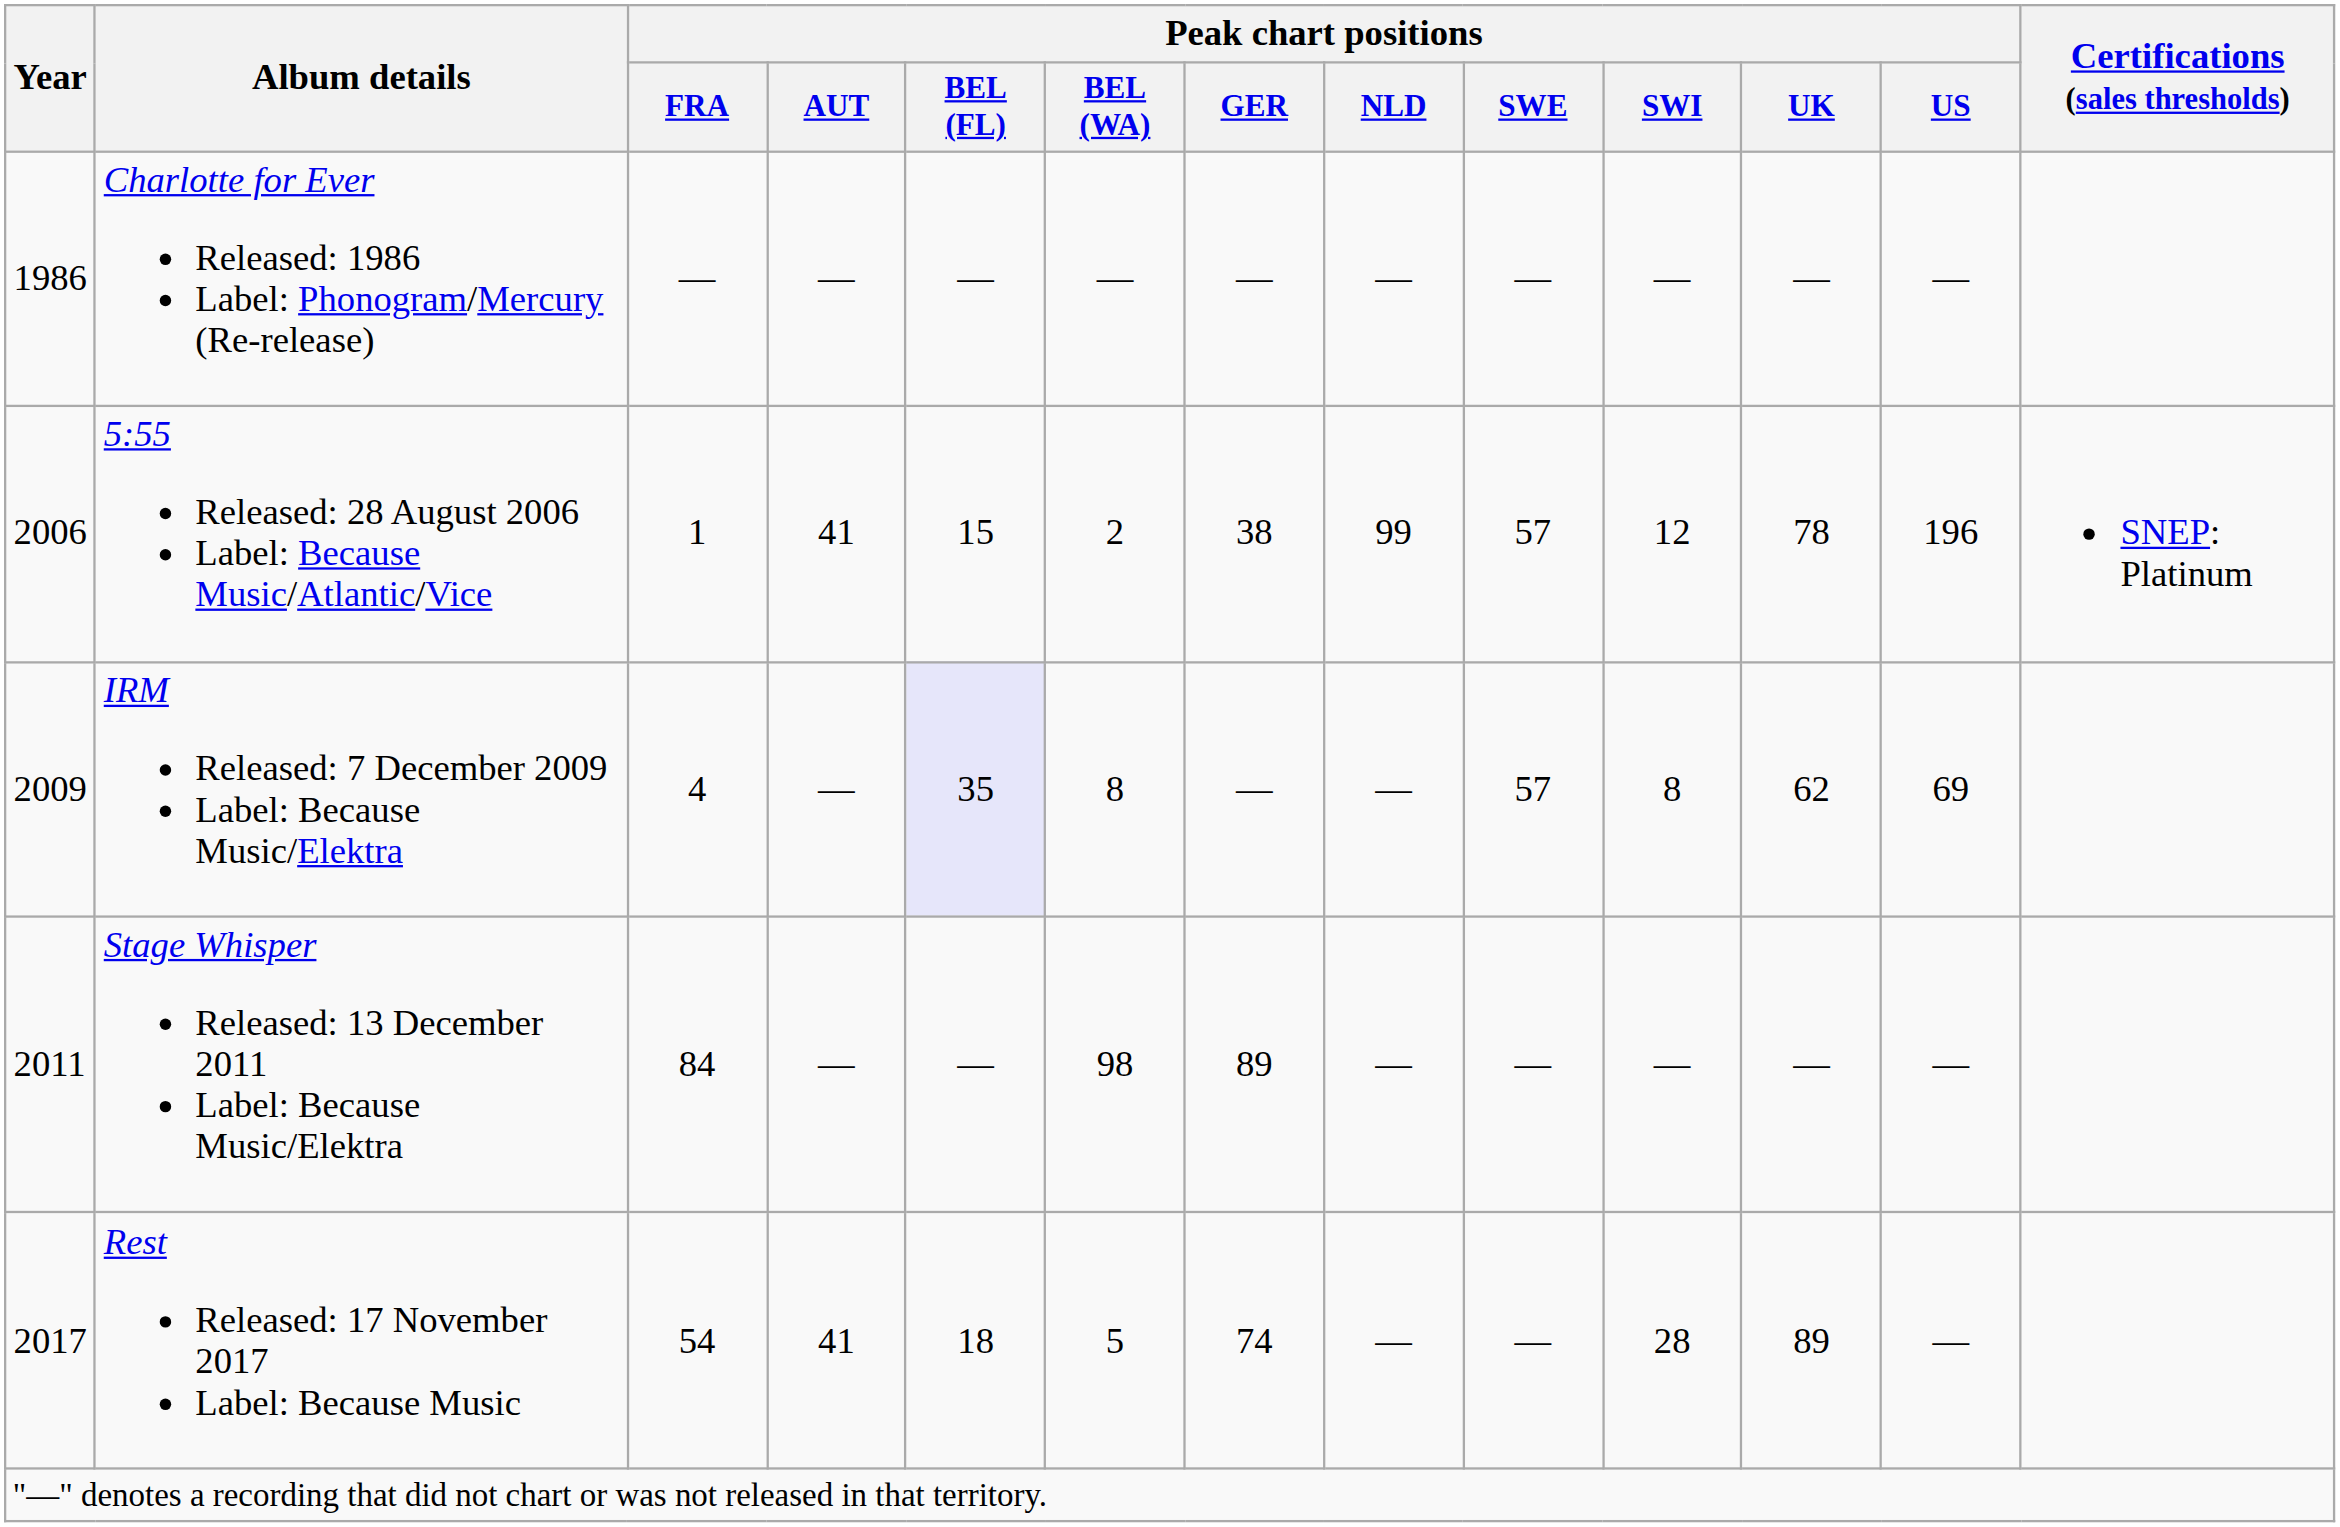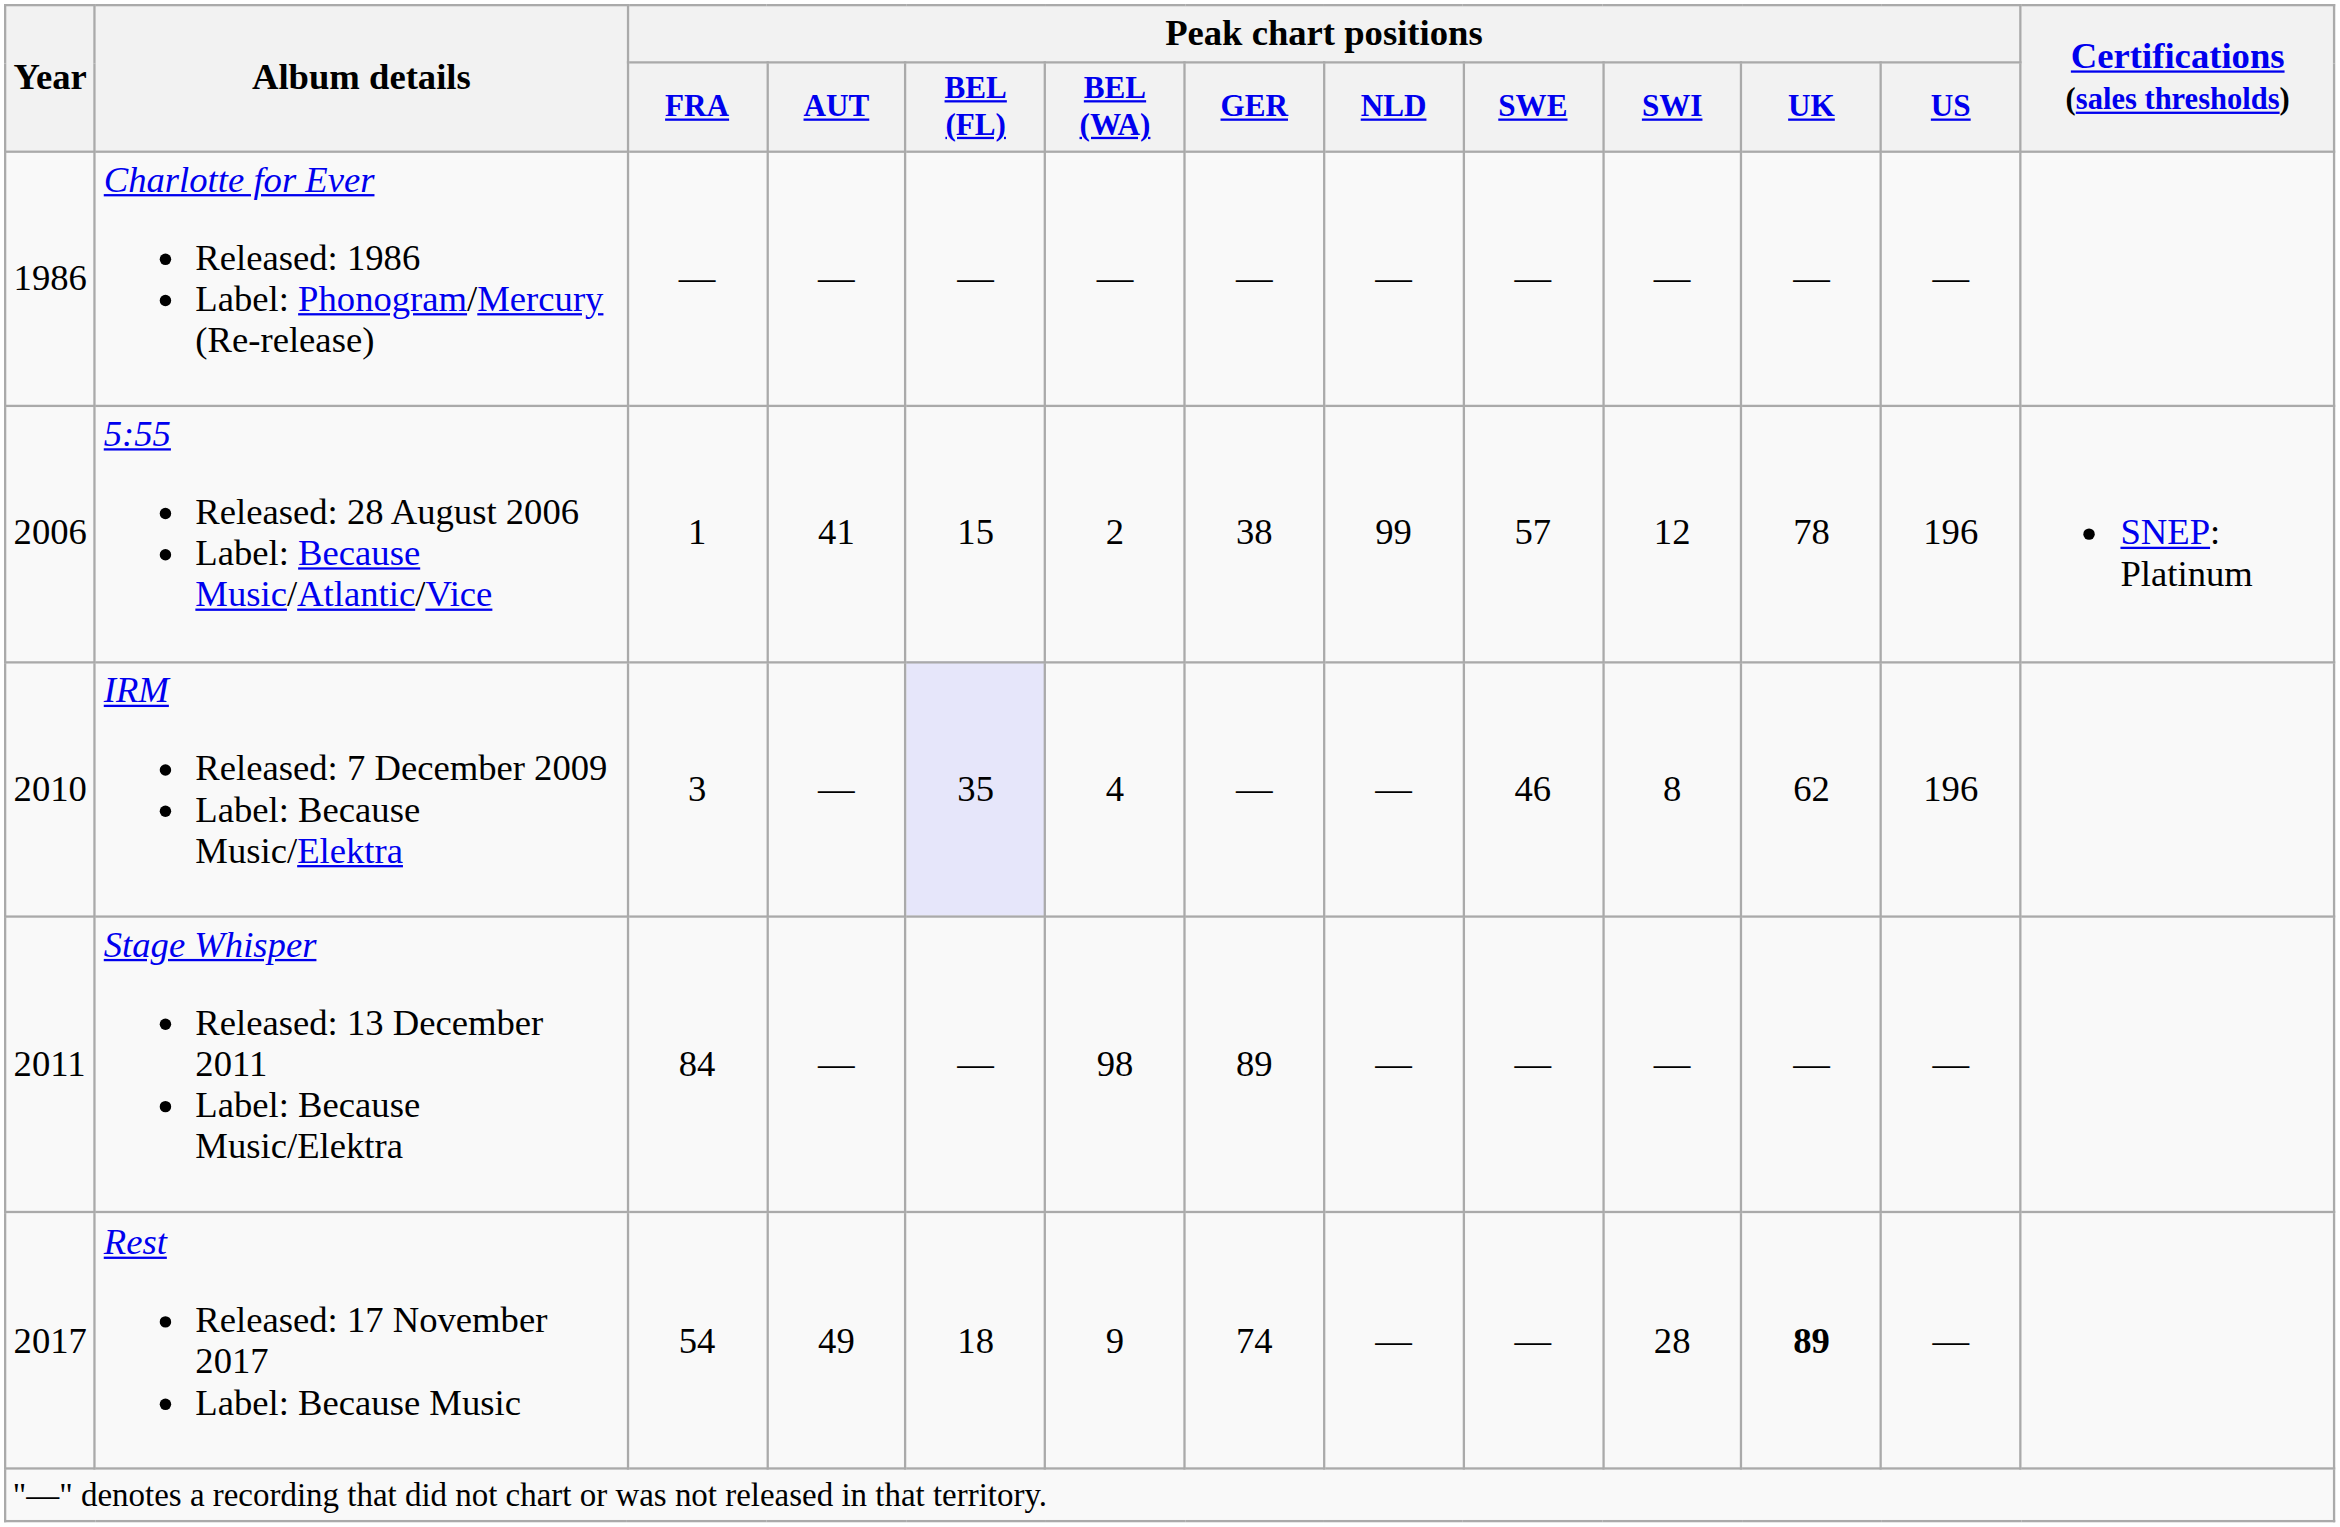(50, 788) 2009 -> (50, 788) 2010
(697, 788) 4 -> (697, 788) 3
(1115, 788) 8 -> (1115, 788) 4
(1533, 788) 57 -> (1533, 788) 46
(1951, 788) 69 -> (1951, 788) 196
(836, 1339) 41 -> (836, 1339) 49
(1115, 1339) 5 -> (1115, 1339) 9
(1811, 1339) normal -> (1811, 1339) bold
